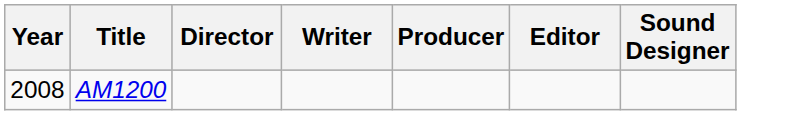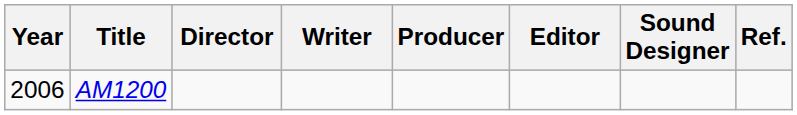+ column: (764, 37)
(37, 89) 2008 -> (37, 89) 2006
